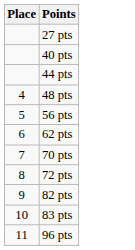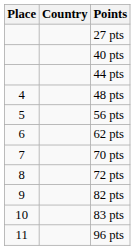+ column: (65, 14)
